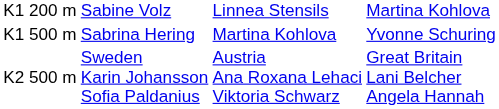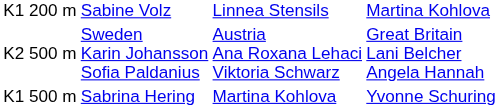rows swapped: (40, 34) <-> (40, 77)
